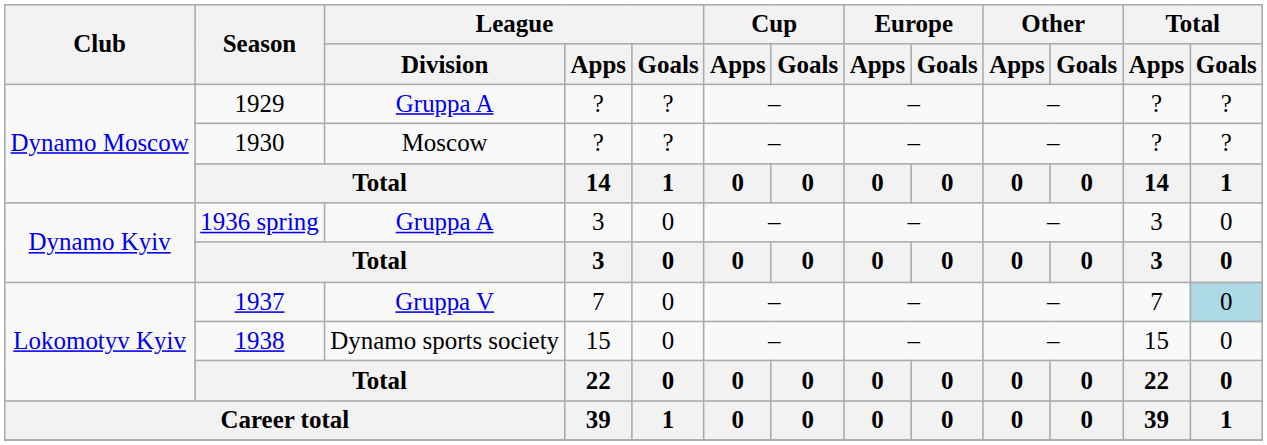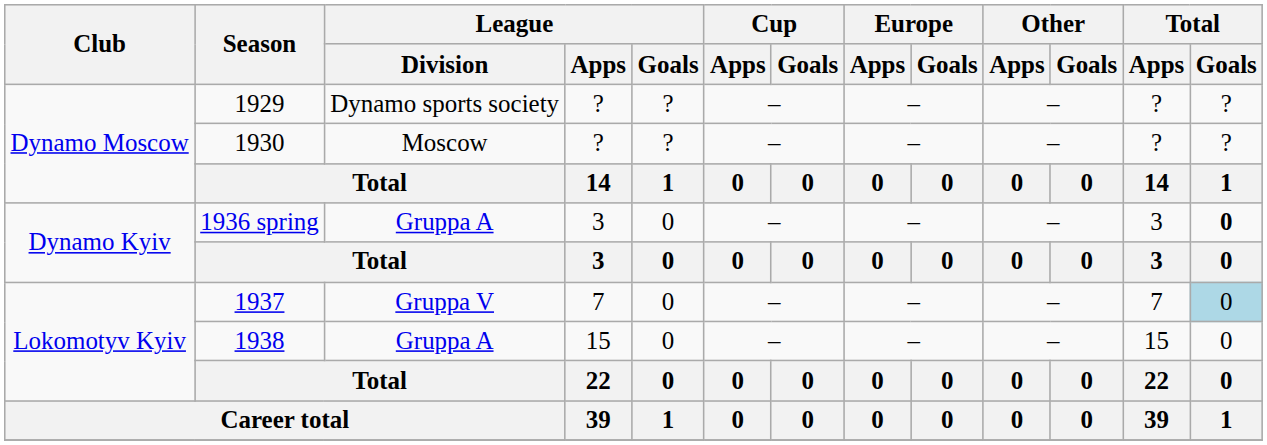(445, 103) Gruppa A -> (445, 103) Dynamo sports society
(1226, 222) normal -> (1226, 222) bold
(445, 340) Dynamo sports society -> (445, 340) Gruppa A
